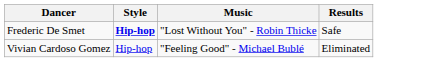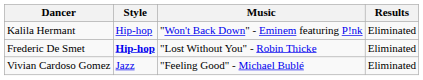+ row: (41, 30)
(331, 30) Safe -> (392, 48) Eliminated
(134, 48) Hip-hop -> (125, 65) Jazz
